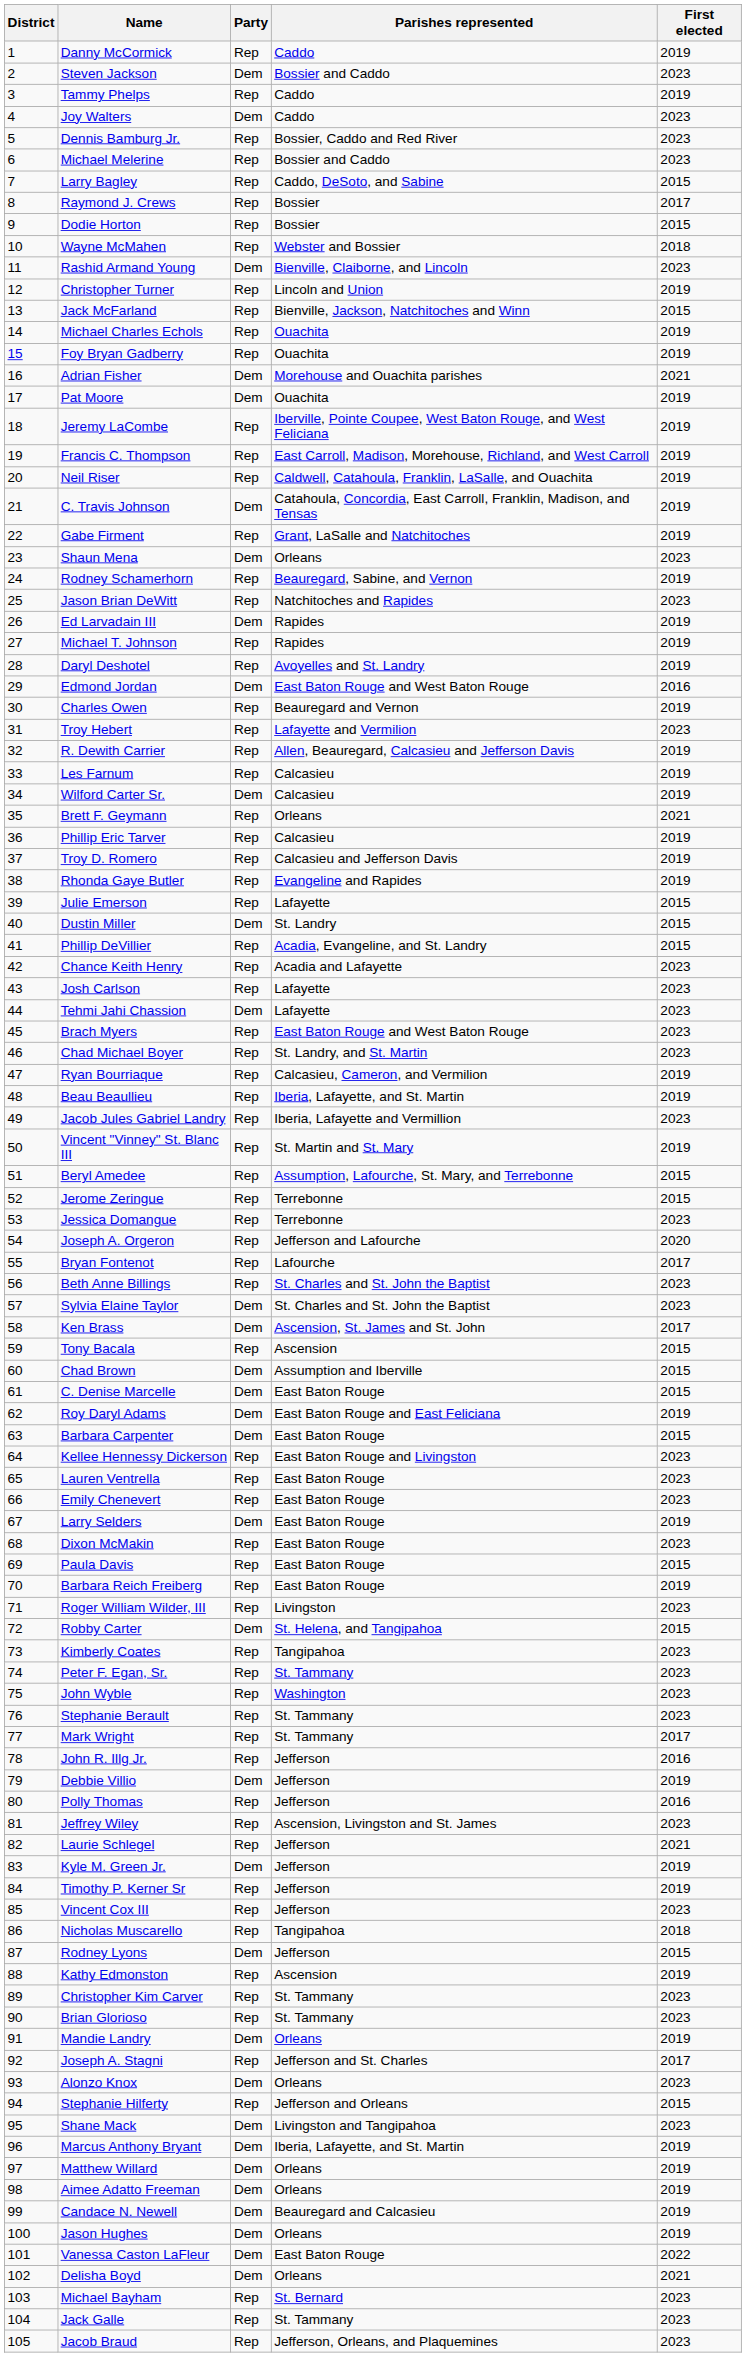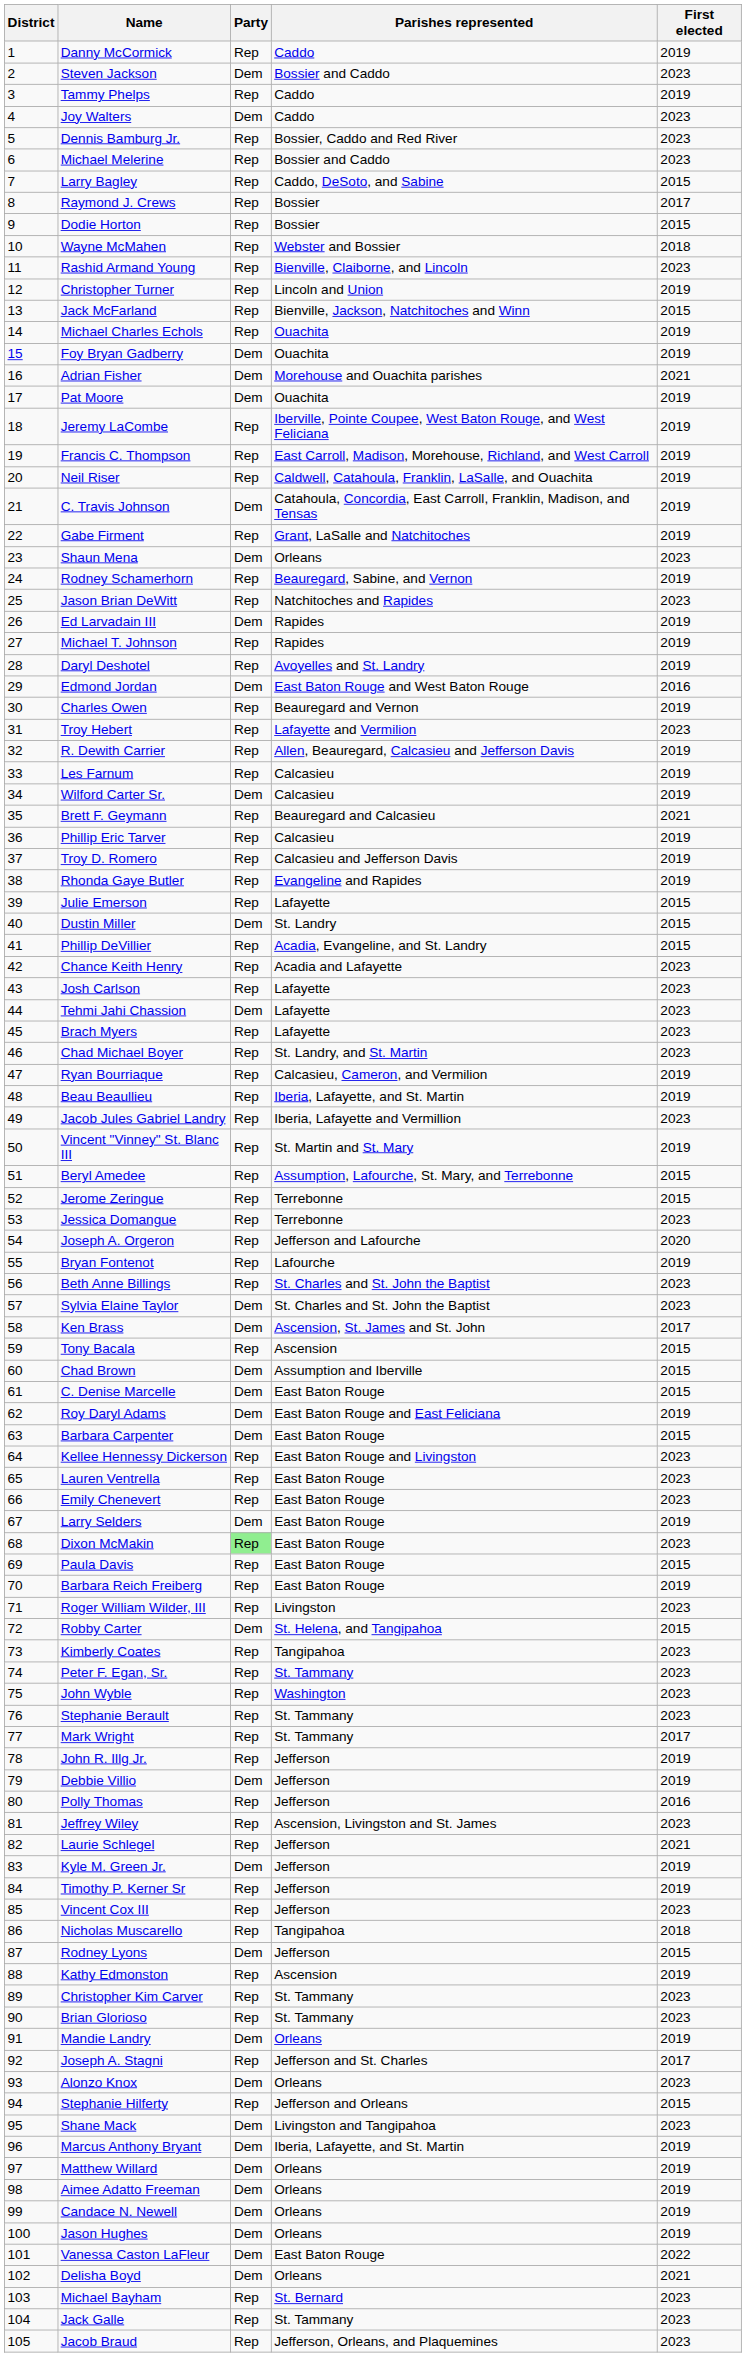(248, 267) Dem -> (246, 267) Rep
(246, 354) Rep -> (248, 354) Dem
(298, 816) Orleans -> (355, 816) Beauregard and Calcasieu
(401, 1031) East Baton Rouge and West Baton Rouge -> (302, 1031) Lafayette
(676, 1262) 2017 -> (676, 1262) 2019
(246, 1543) no background -> (246, 1543) lightgreen background
(676, 1758) 2016 -> (676, 1758) 2019
(355, 2211) Beauregard and Calcasieu -> (298, 2211) Orleans
